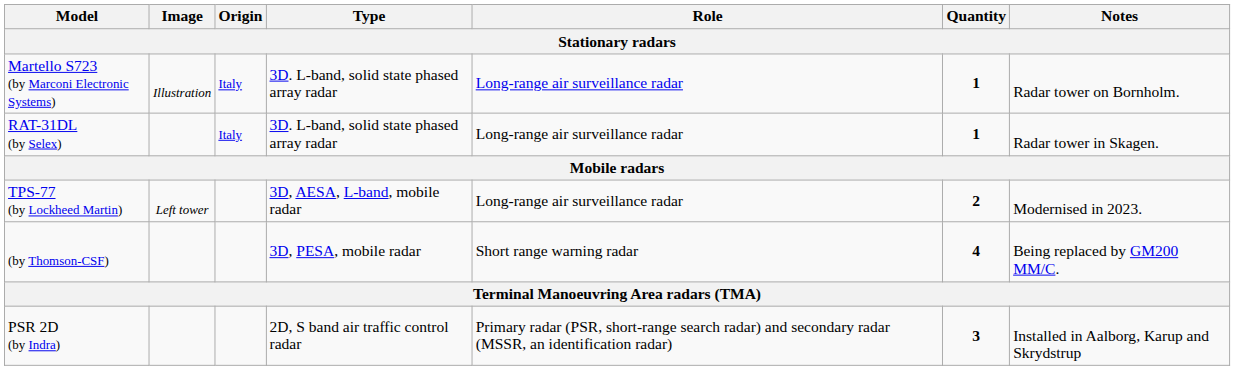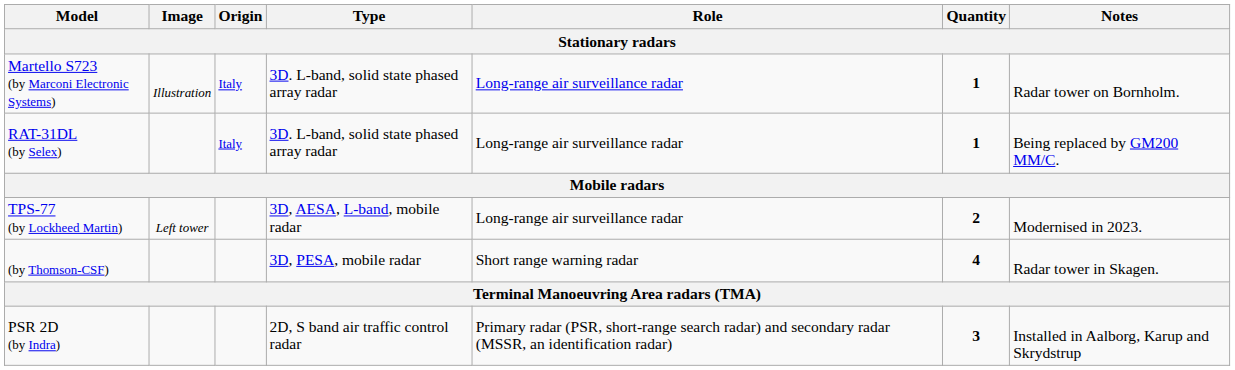(1086, 143) Radar tower in Skagen. -> (1096, 151) Being replaced by GM200 MM/C.
(1096, 260) Being replaced by GM200 MM/C. -> (1086, 269) Radar tower in Skagen.
